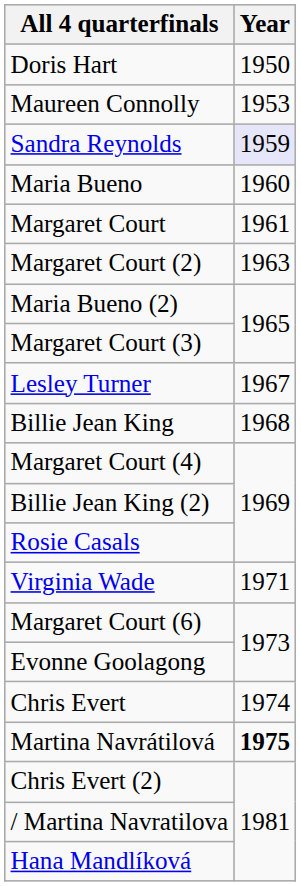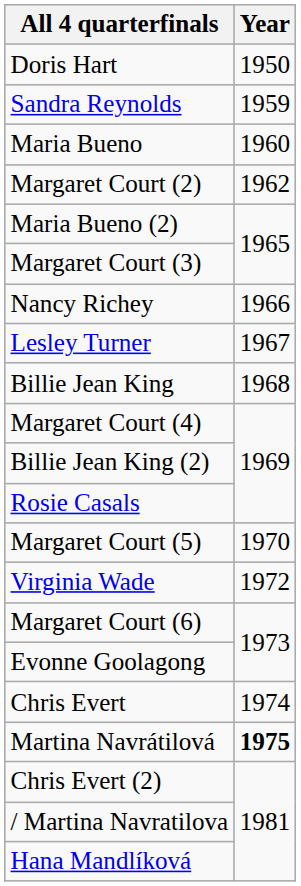- row: (105, 104)
(265, 143) lavender background -> (265, 104) no background
- row: (88, 223)
(265, 263) 1963 -> (265, 183) 1962
+ row: (82, 303)
+ row: (106, 542)
(265, 582) 1971 -> (265, 582) 1972
